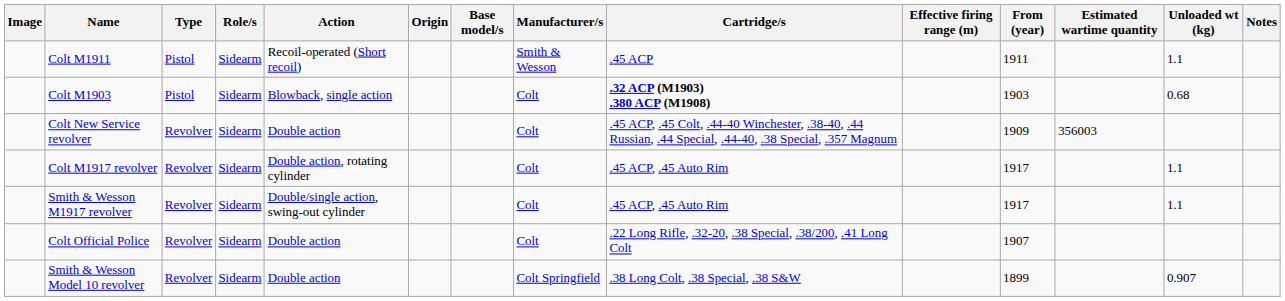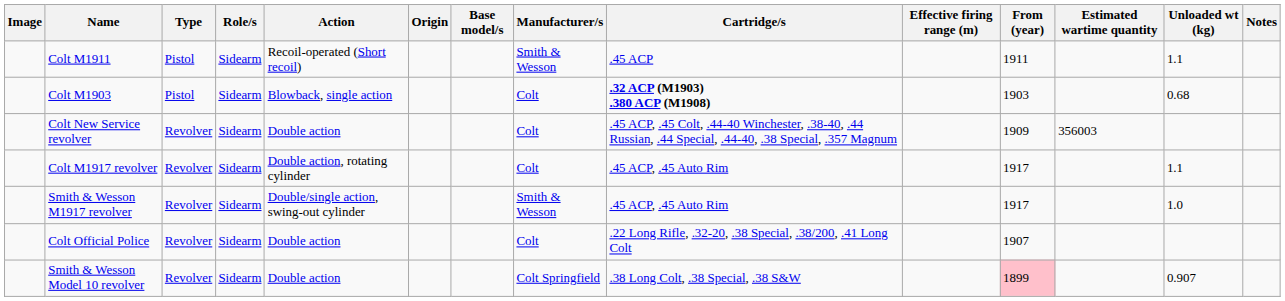(528, 204) Colt -> (539, 204) Smith & Wesson
(1175, 204) 1.1 -> (1175, 204) 1.0
(1016, 277) no background -> (1016, 277) pink background
